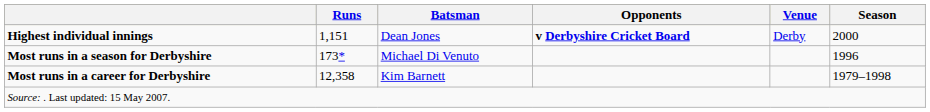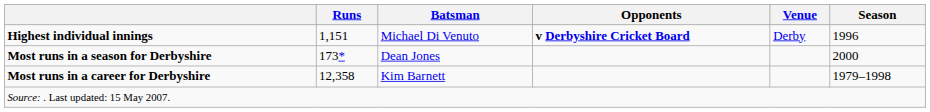(410, 35) Dean Jones -> (430, 35) Michael Di Venuto
(846, 35) 2000 -> (846, 35) 1996
(430, 55) Michael Di Venuto -> (410, 55) Dean Jones
(846, 55) 1996 -> (846, 55) 2000
